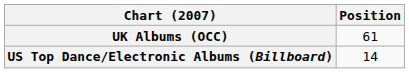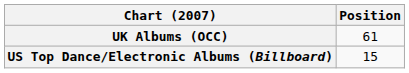(370, 57) 14 -> (370, 57) 15
